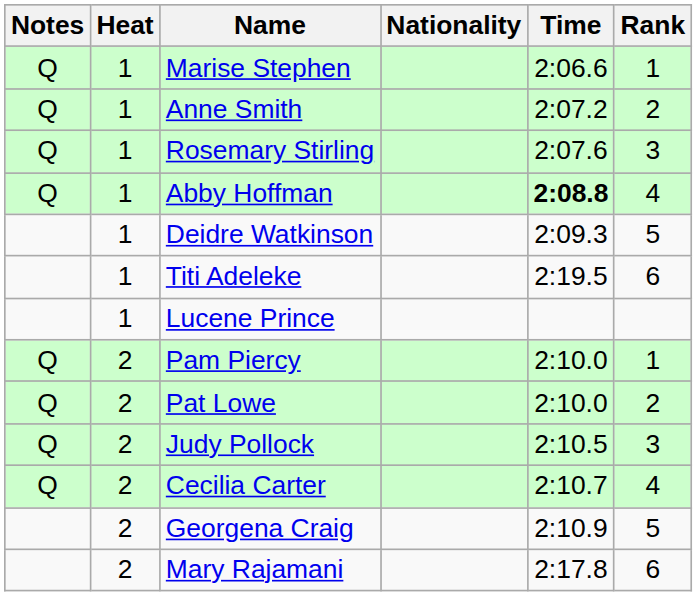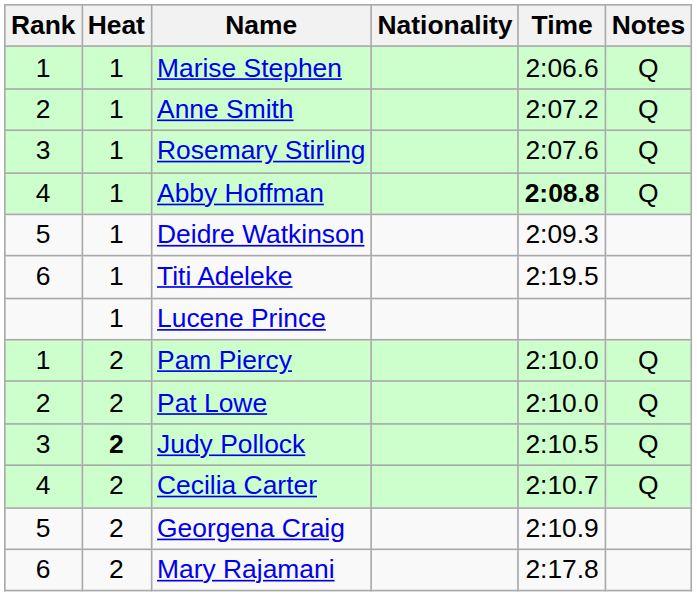columns swapped: (653, 25) <-> (48, 25)
(125, 444) normal -> (116, 444) bold
